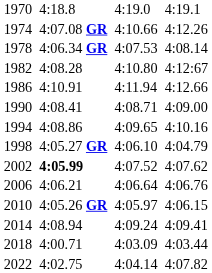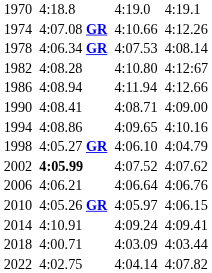(61, 88) 4:10.91 -> (61, 88) 4:08.94
(61, 225) 4:08.94 -> (61, 225) 4:10.91
